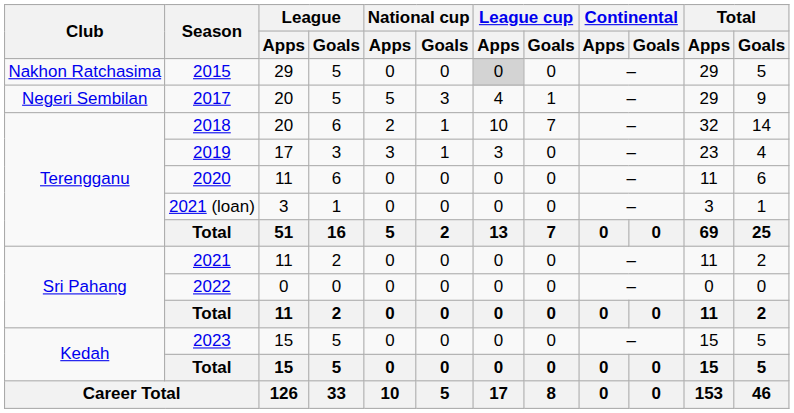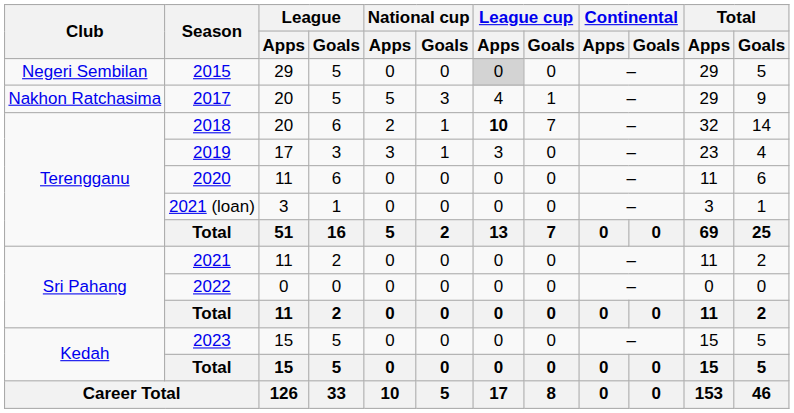(85, 71) Nakhon Ratchasima -> (85, 71) Negeri Sembilan
(85, 98) Negeri Sembilan -> (85, 98) Nakhon Ratchasima
(499, 125) normal -> (499, 125) bold
